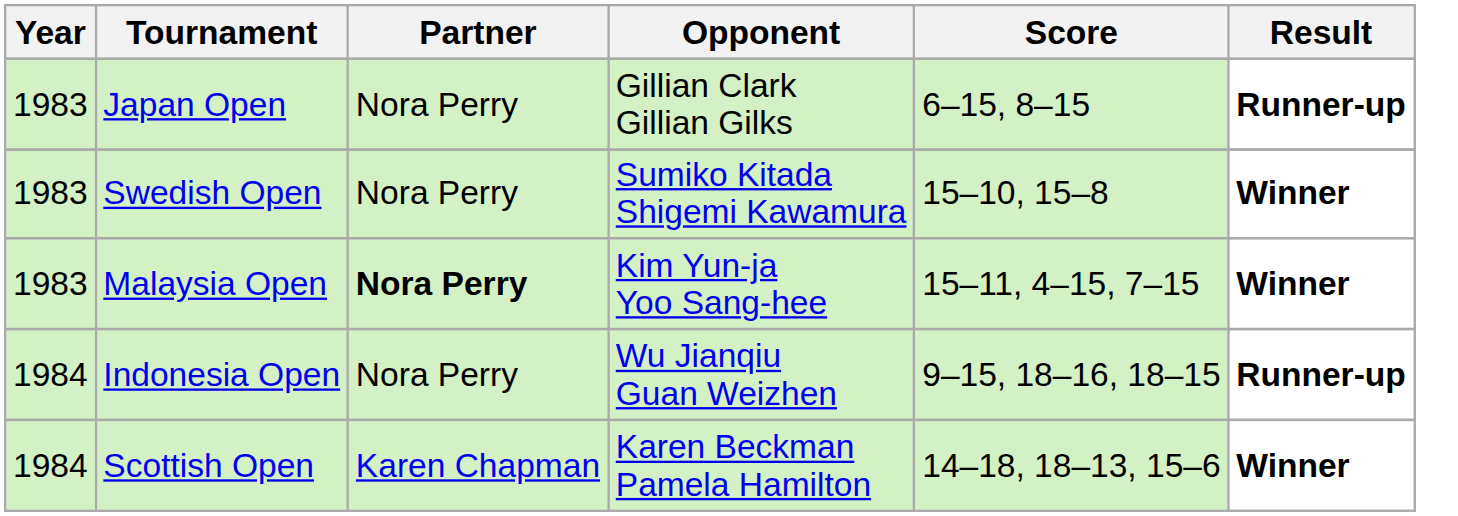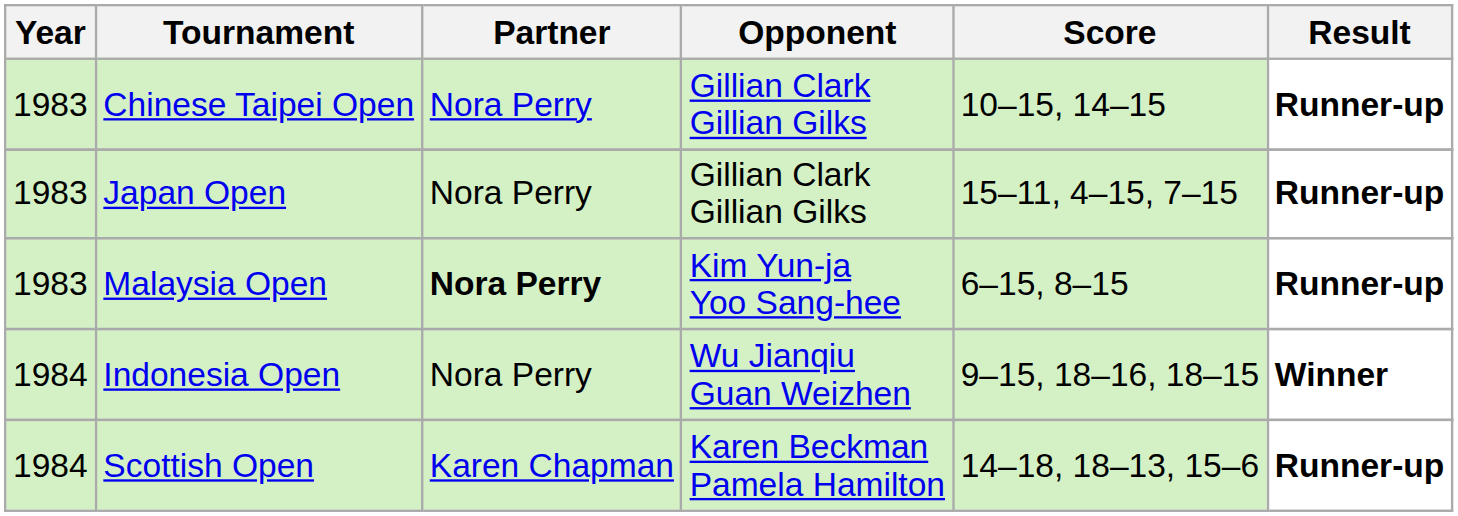+ row: (259, 104)
(1006, 104) 6–15, 8–15 -> (1099, 194) 15–11, 4–15, 7–15
- row: (212, 194)
(1061, 284) 15–11, 4–15, 7–15 -> (1045, 284) 6–15, 8–15
(1293, 284) Winner -> (1360, 284) Runner-up
(1321, 375) Runner-up -> (1331, 375) Winner
(1293, 465) Winner -> (1360, 465) Runner-up
